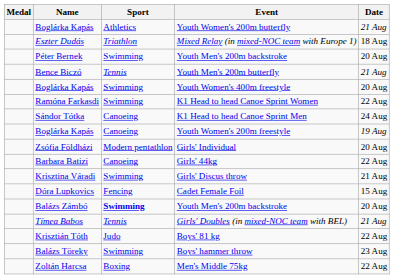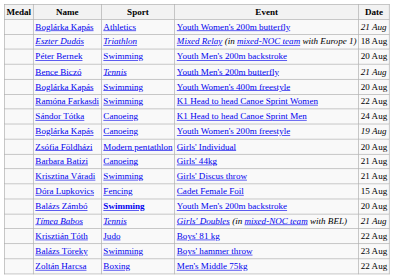(374, 161) 22 Aug -> (374, 161) 21 Aug
